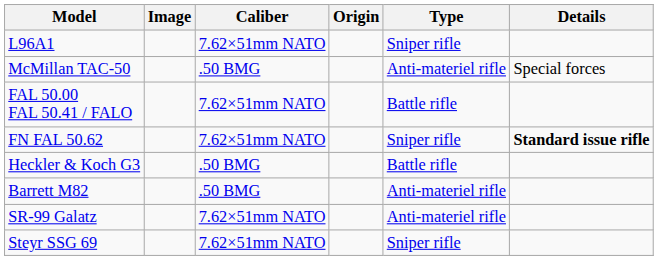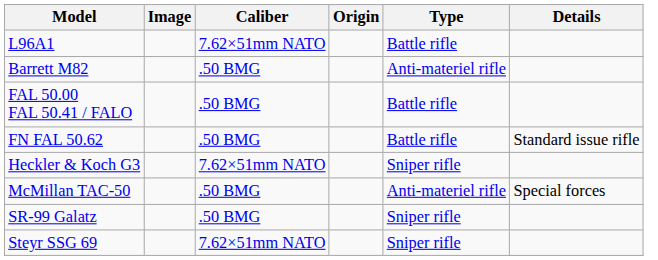(424, 43) Sniper rifle -> (422, 43) Battle rifle
rows swapped: (48, 191) <-> (69, 69)
(262, 104) 7.62×51mm NATO -> (230, 104) .50 BMG
(262, 139) 7.62×51mm NATO -> (230, 139) .50 BMG
(424, 139) Sniper rifle -> (422, 139) Battle rifle
(581, 139) bold -> (576, 139) normal
(230, 165) .50 BMG -> (262, 165) 7.62×51mm NATO
(422, 165) Battle rifle -> (424, 165) Sniper rifle
(262, 216) 7.62×51mm NATO -> (230, 216) .50 BMG
(446, 216) Anti-materiel rifle -> (424, 216) Sniper rifle
